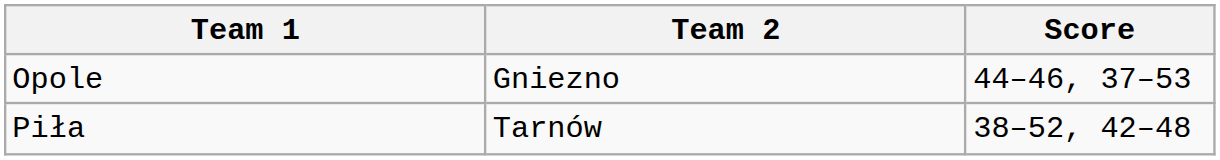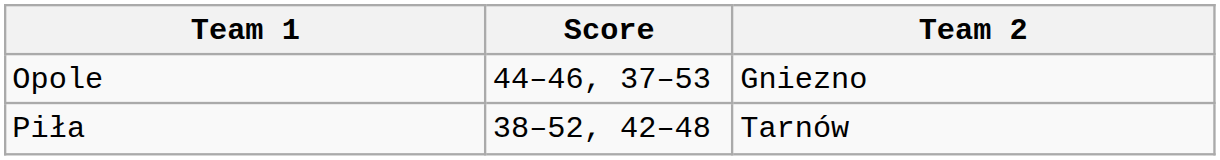columns swapped: (726, 30) <-> (1090, 30)
